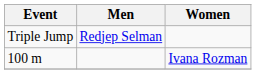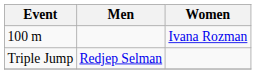rows swapped: (25, 58) <-> (40, 36)
